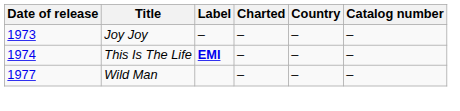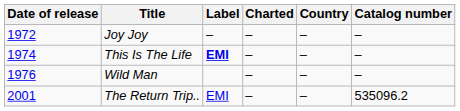(22, 34) 1973 -> (22, 34) 1972
(22, 75) 1977 -> (22, 75) 1976
+ row: (152, 95)
